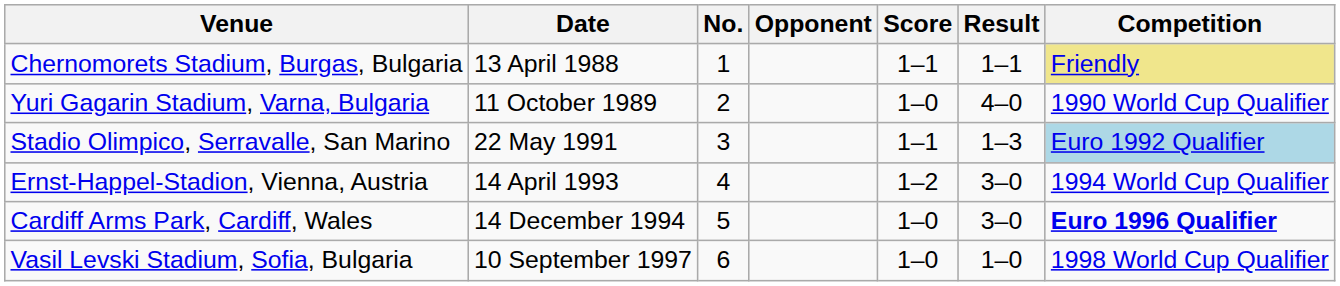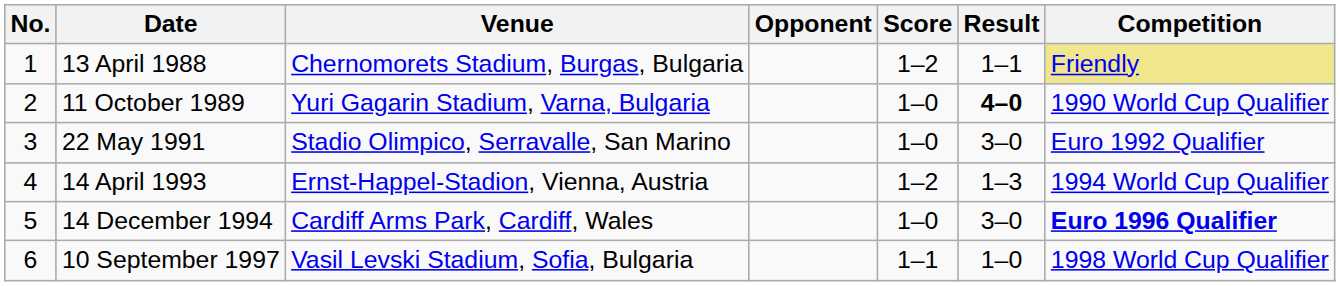columns swapped: (723, 24) <-> (237, 24)
(918, 63) 1–1 -> (918, 63) 1–2
(1002, 102) normal -> (1002, 102) bold
(918, 142) 1–1 -> (918, 142) 1–0
(1002, 142) 1–3 -> (1002, 142) 3–0
(1158, 142) lightblue background -> (1158, 142) no background
(1002, 181) 3–0 -> (1002, 181) 1–3
(918, 260) 1–0 -> (918, 260) 1–1
